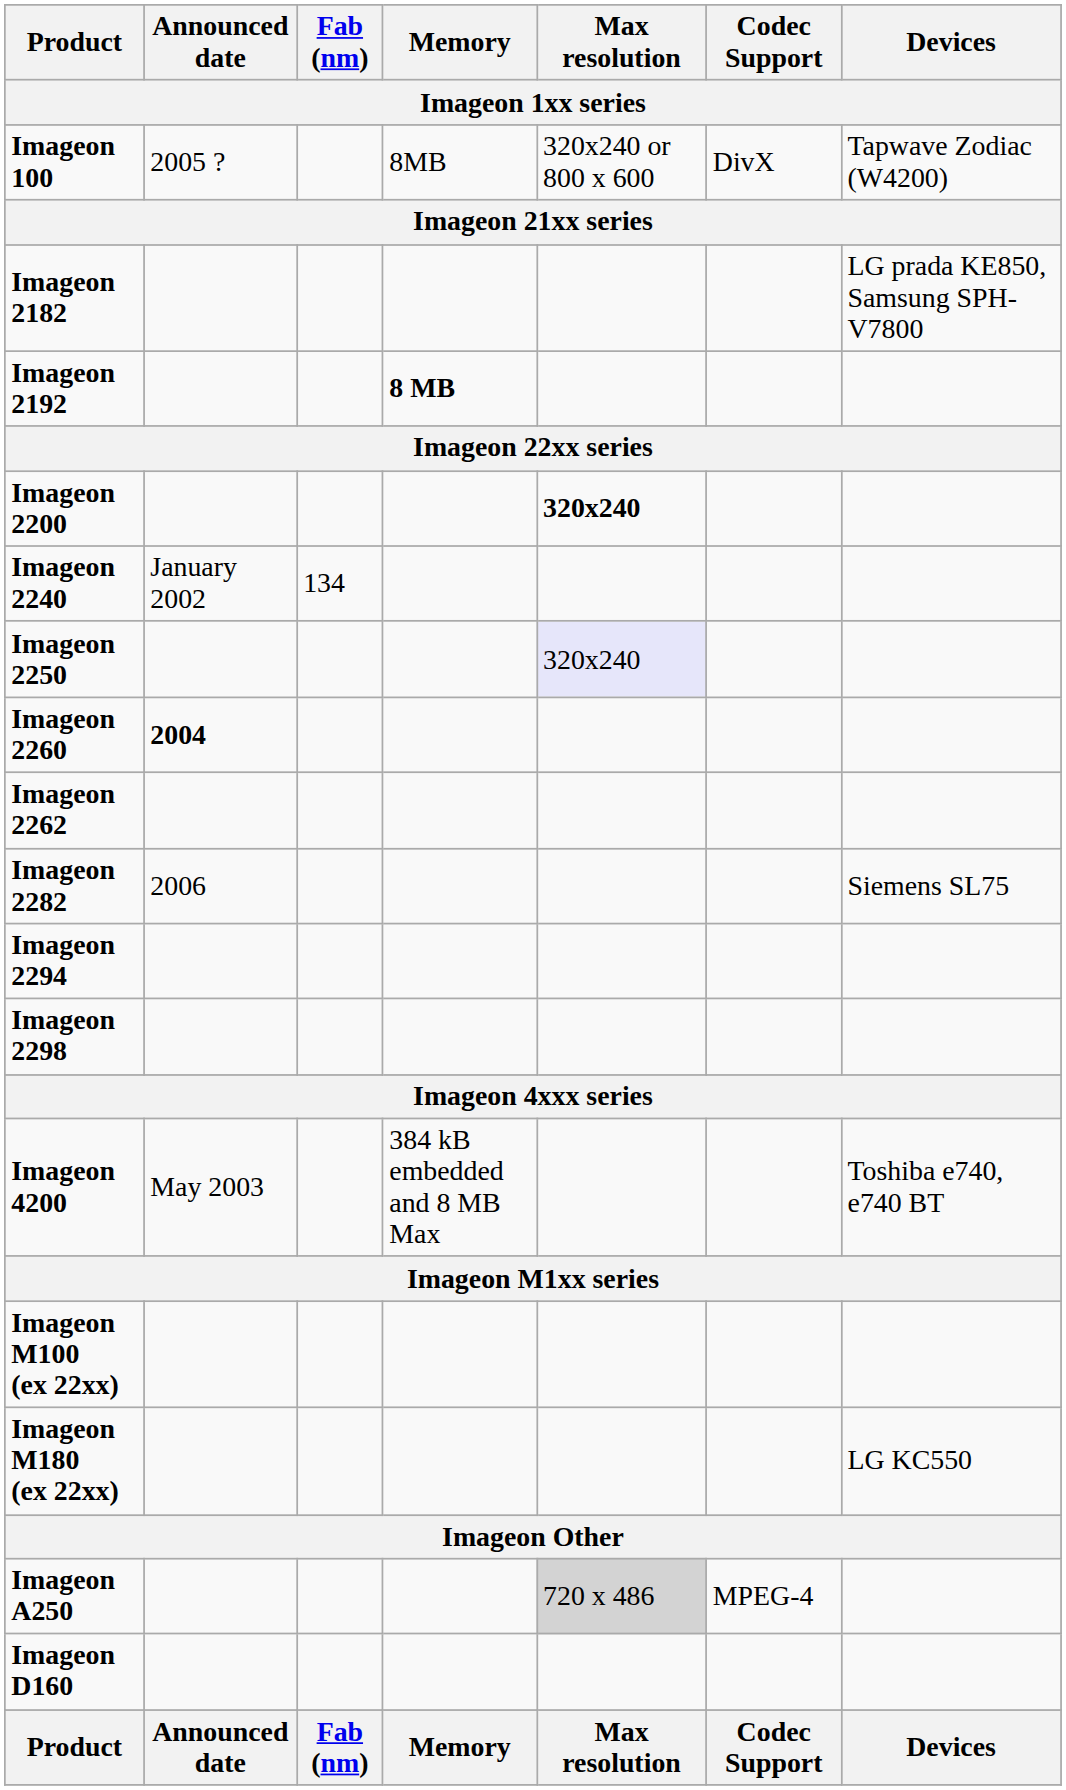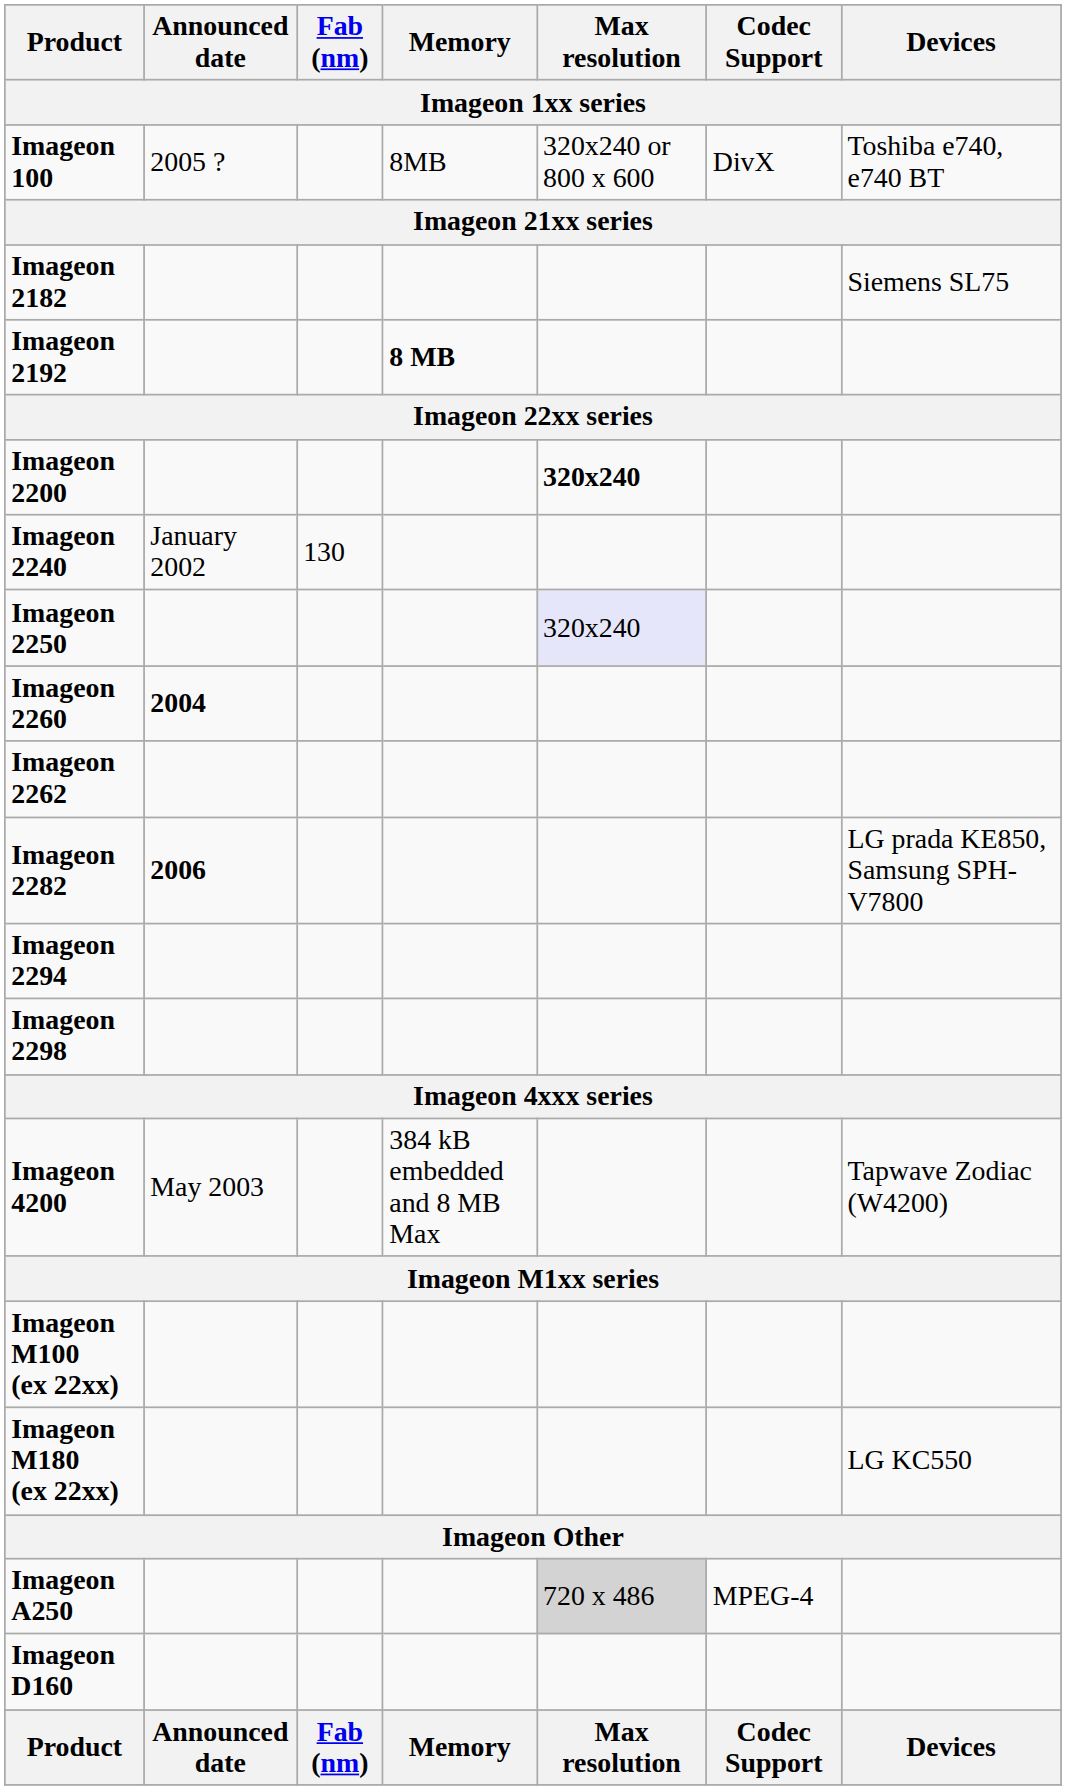(940, 161) Tapwave Zodiac (W4200) -> (925, 161) Toshiba e740, e740 BT
(947, 297) LG prada KE850, Samsung SPH-V7800 -> (928, 281) Siemens SL75
(324, 583) 134 -> (324, 552) 130
(178, 885) normal -> (178, 869) bold
(928, 885) Siemens SL75 -> (947, 869) LG prada KE850, Samsung SPH-V7800
(925, 1187) Toshiba e740, e740 BT -> (940, 1187) Tapwave Zodiac (W4200)
